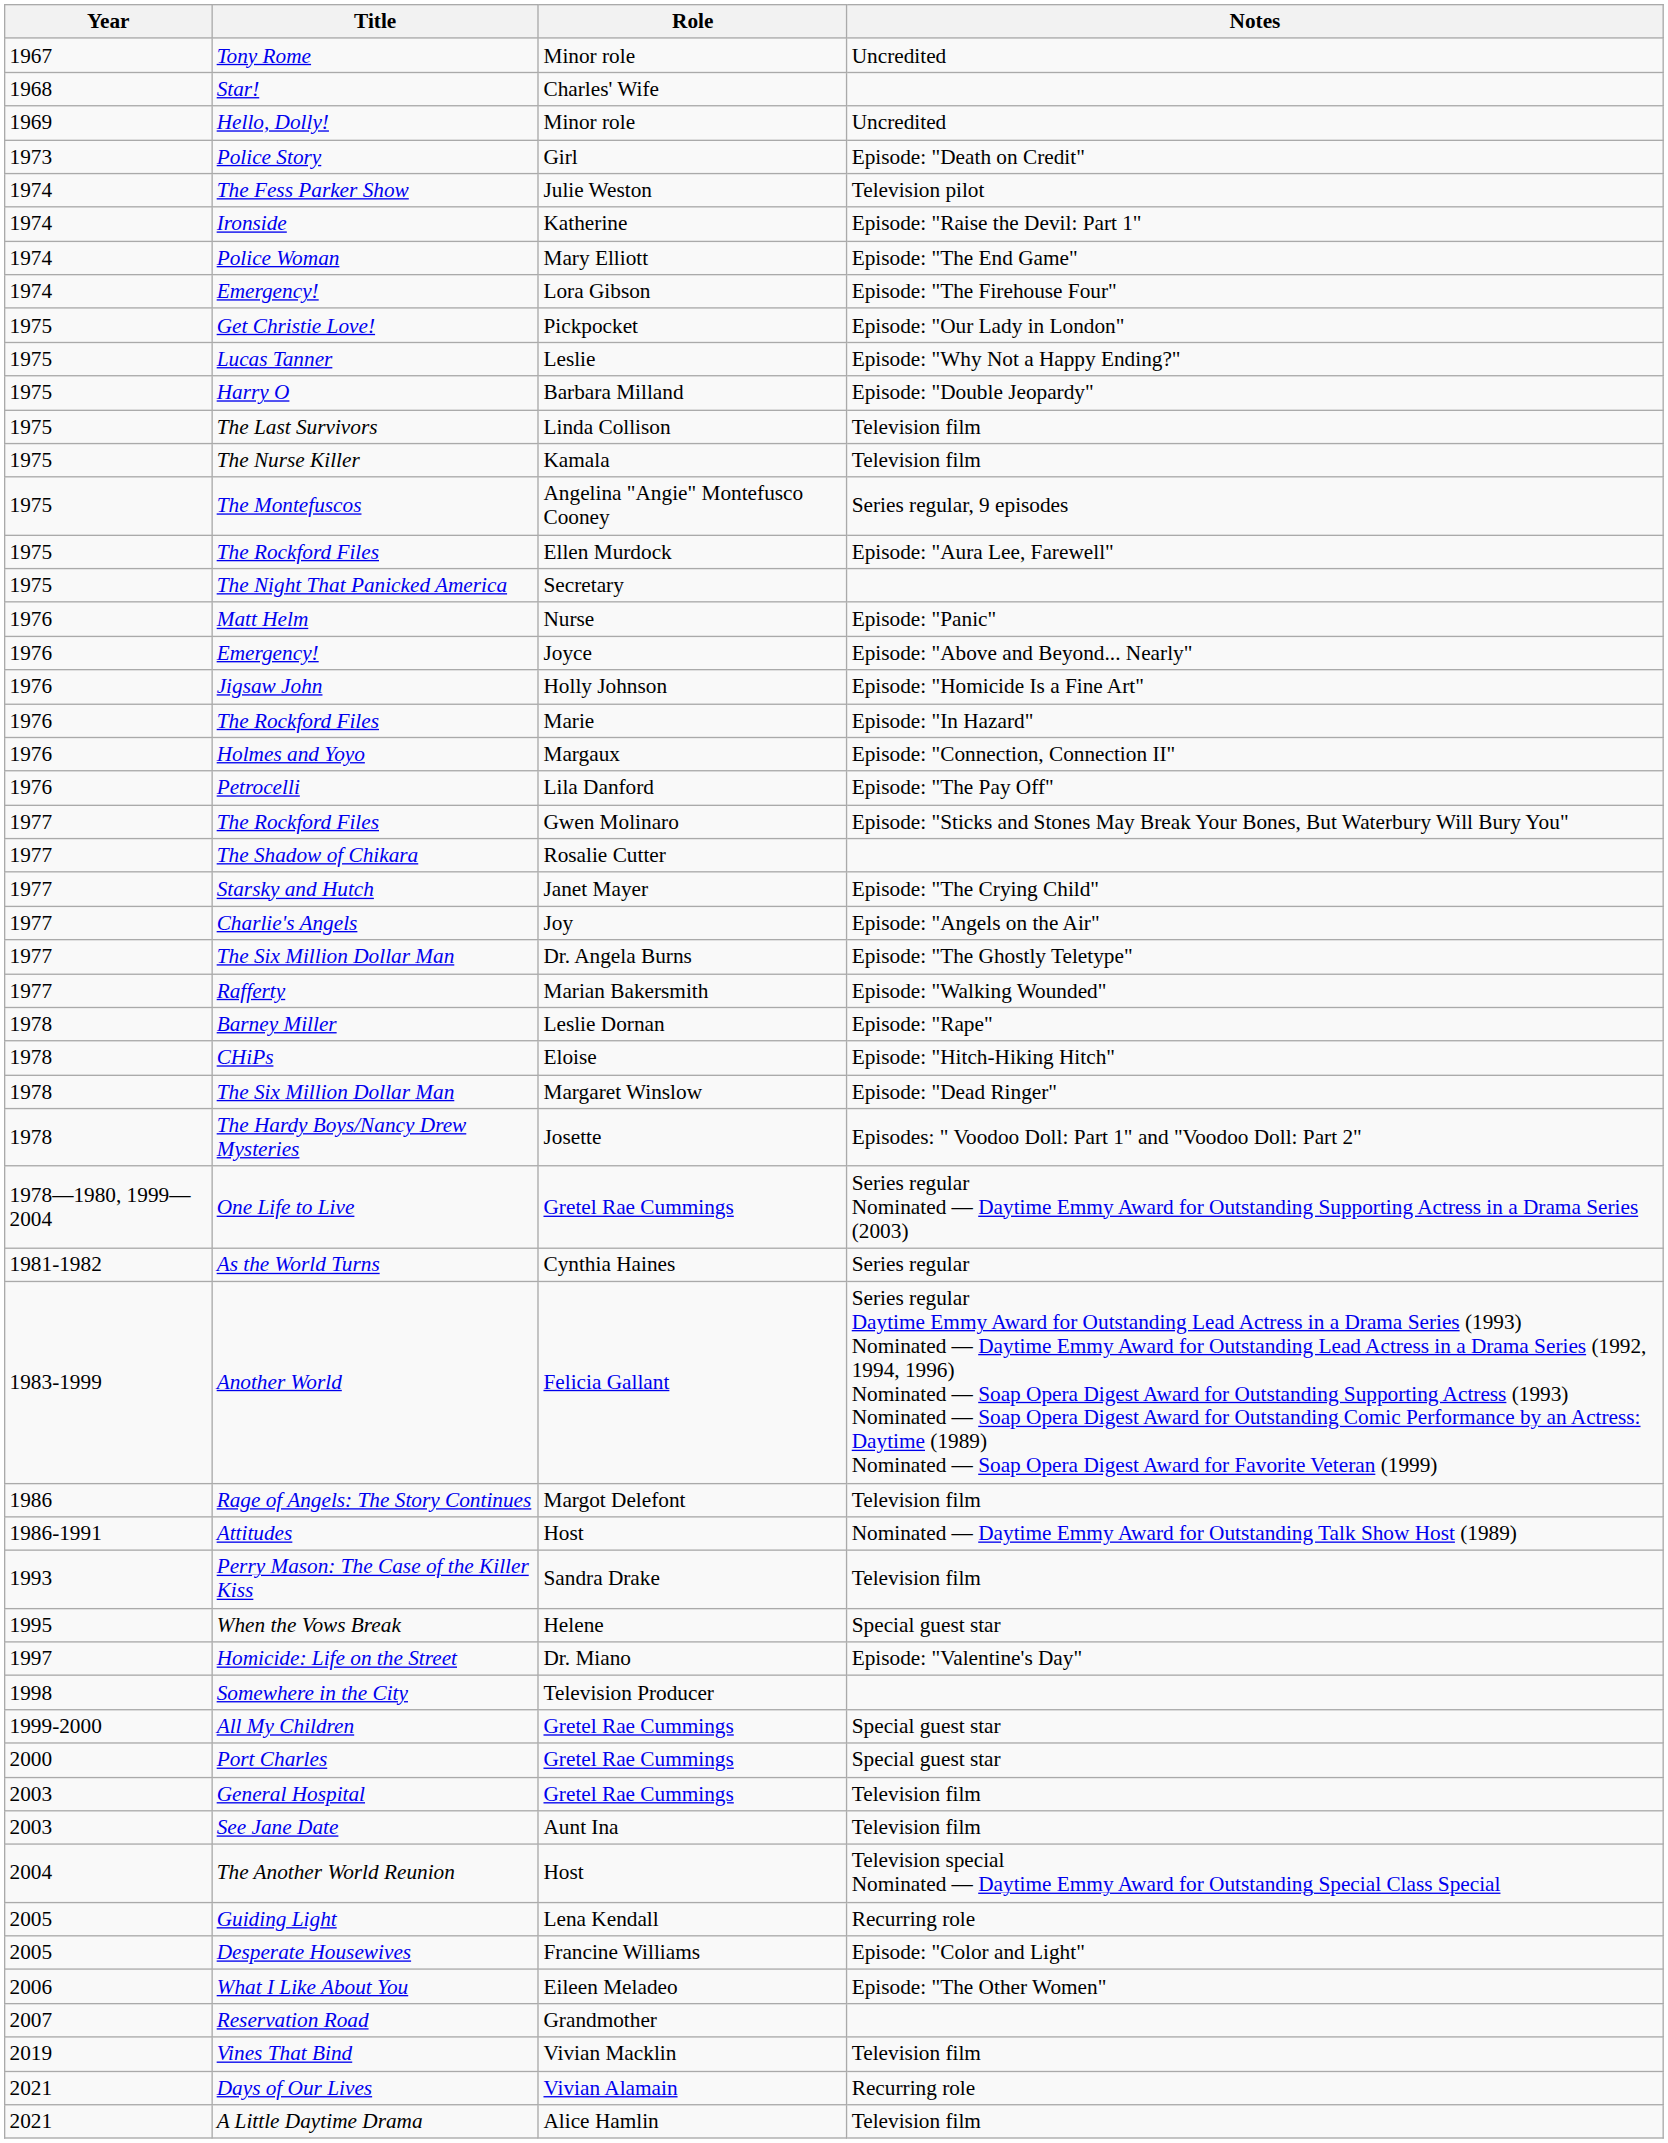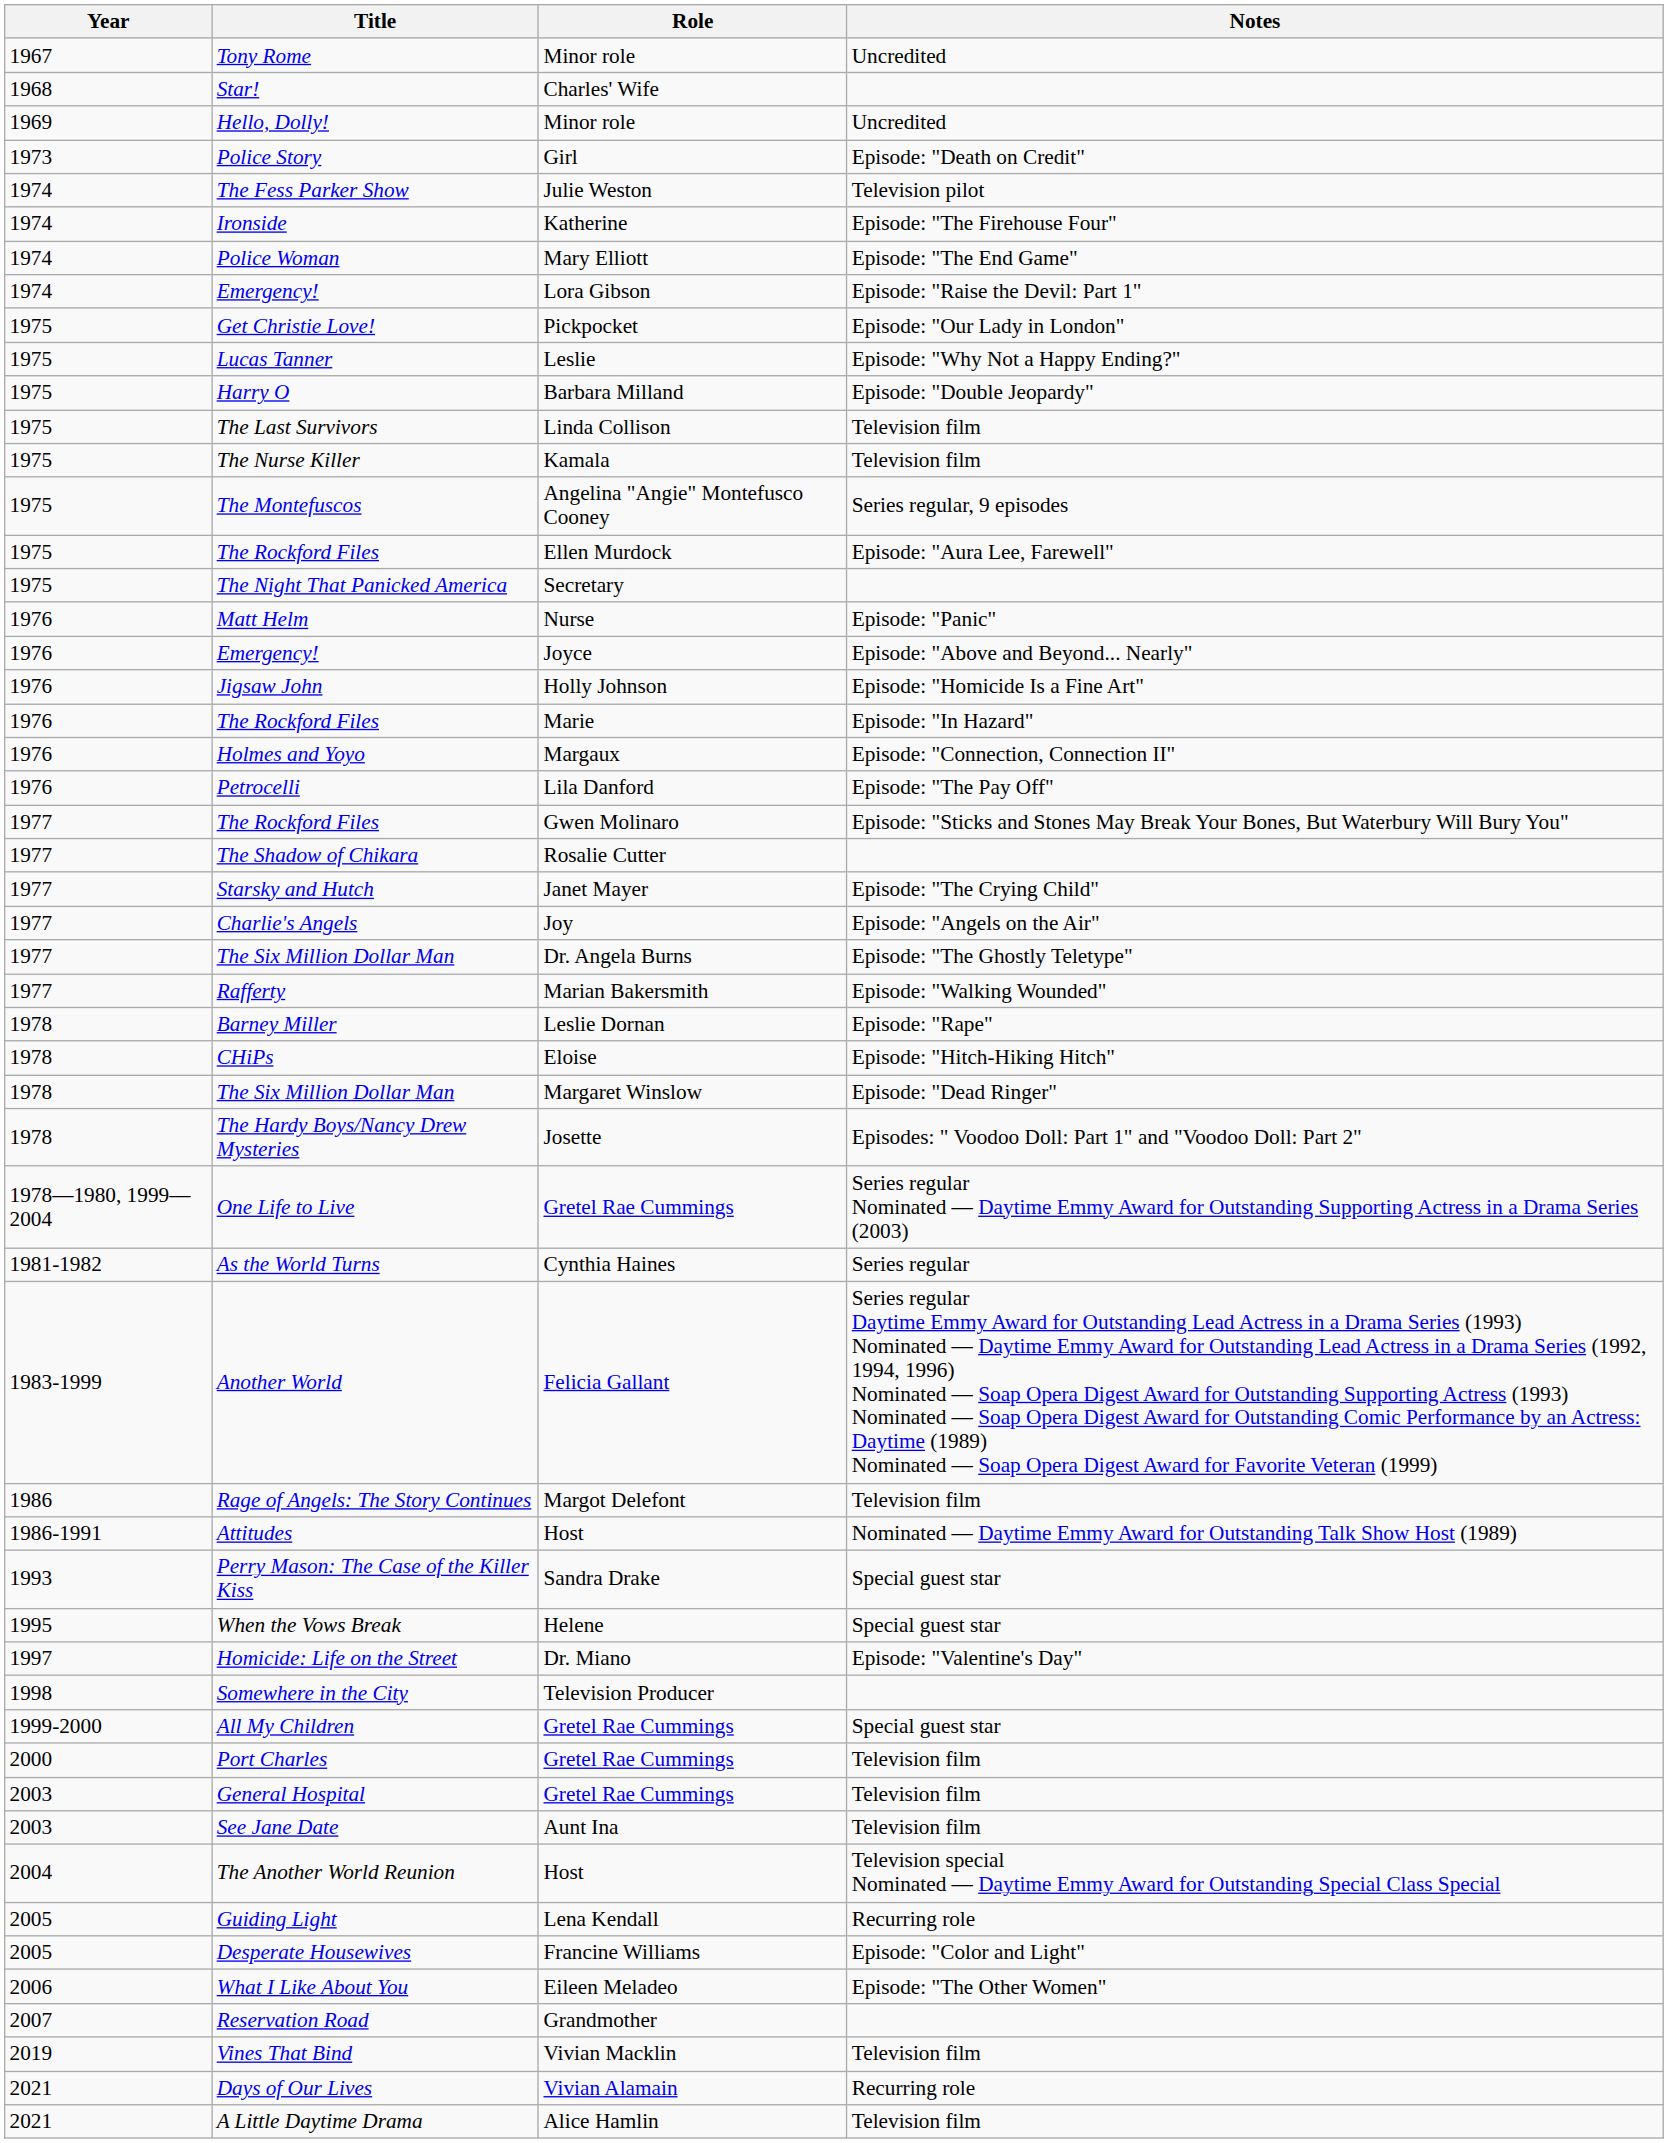(997, 223) Episode: "Raise the Devil: Part 1" -> (984, 223) Episode: "The Firehouse Four"
(984, 291) Episode: "The Firehouse Four" -> (997, 291) Episode: "Raise the Devil: Part 1"
(916, 1579) Television film -> (926, 1579) Special guest star
(926, 1759) Special guest star -> (916, 1759) Television film
